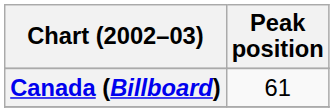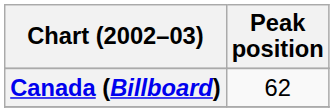(278, 87) 61 -> (278, 87) 62
